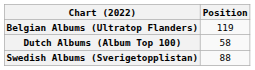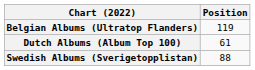(225, 42) 58 -> (225, 42) 61
